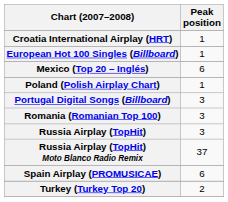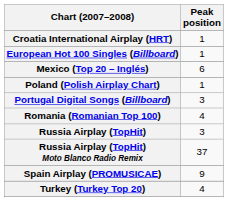(202, 116) 3 -> (202, 116) 4
(202, 173) 6 -> (202, 173) 9
(202, 188) 2 -> (202, 188) 4
